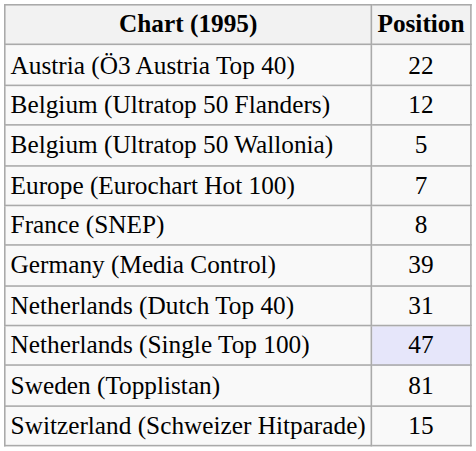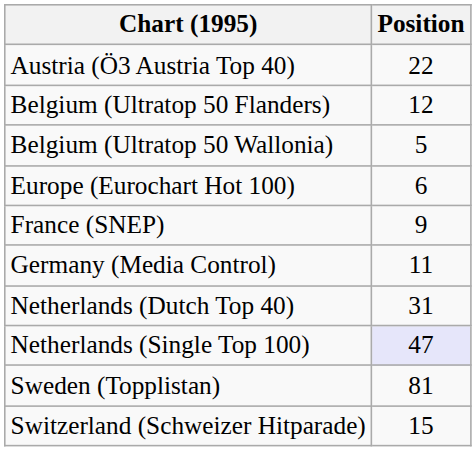(421, 184) 7 -> (421, 184) 6
(421, 225) 8 -> (421, 225) 9
(421, 265) 39 -> (421, 265) 11
